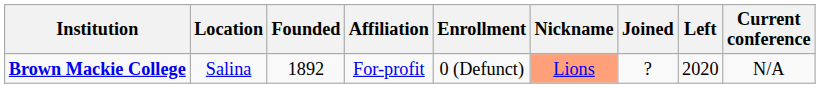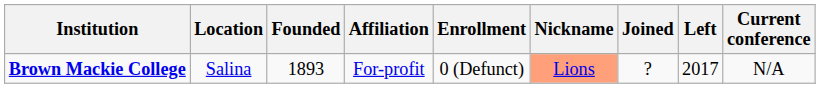(306, 68) 1892 -> (306, 68) 1893
(700, 68) 2020 -> (700, 68) 2017
